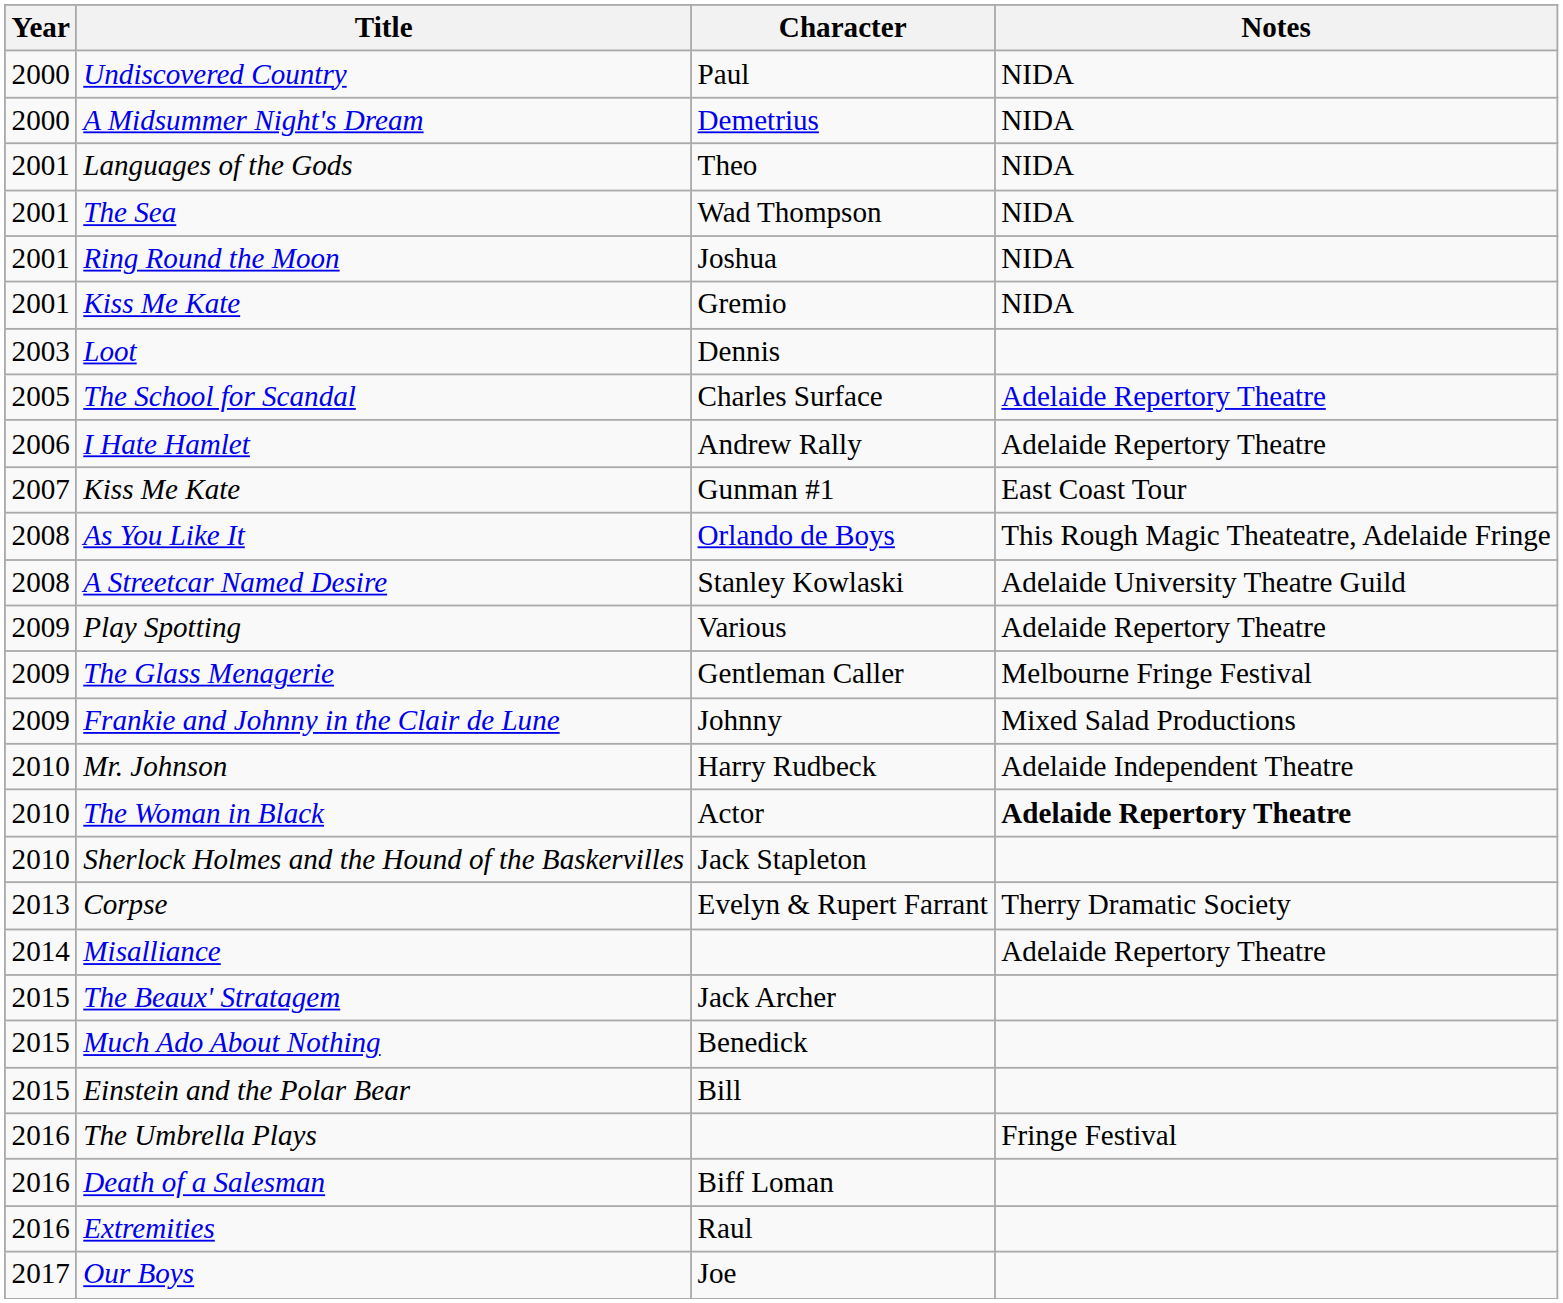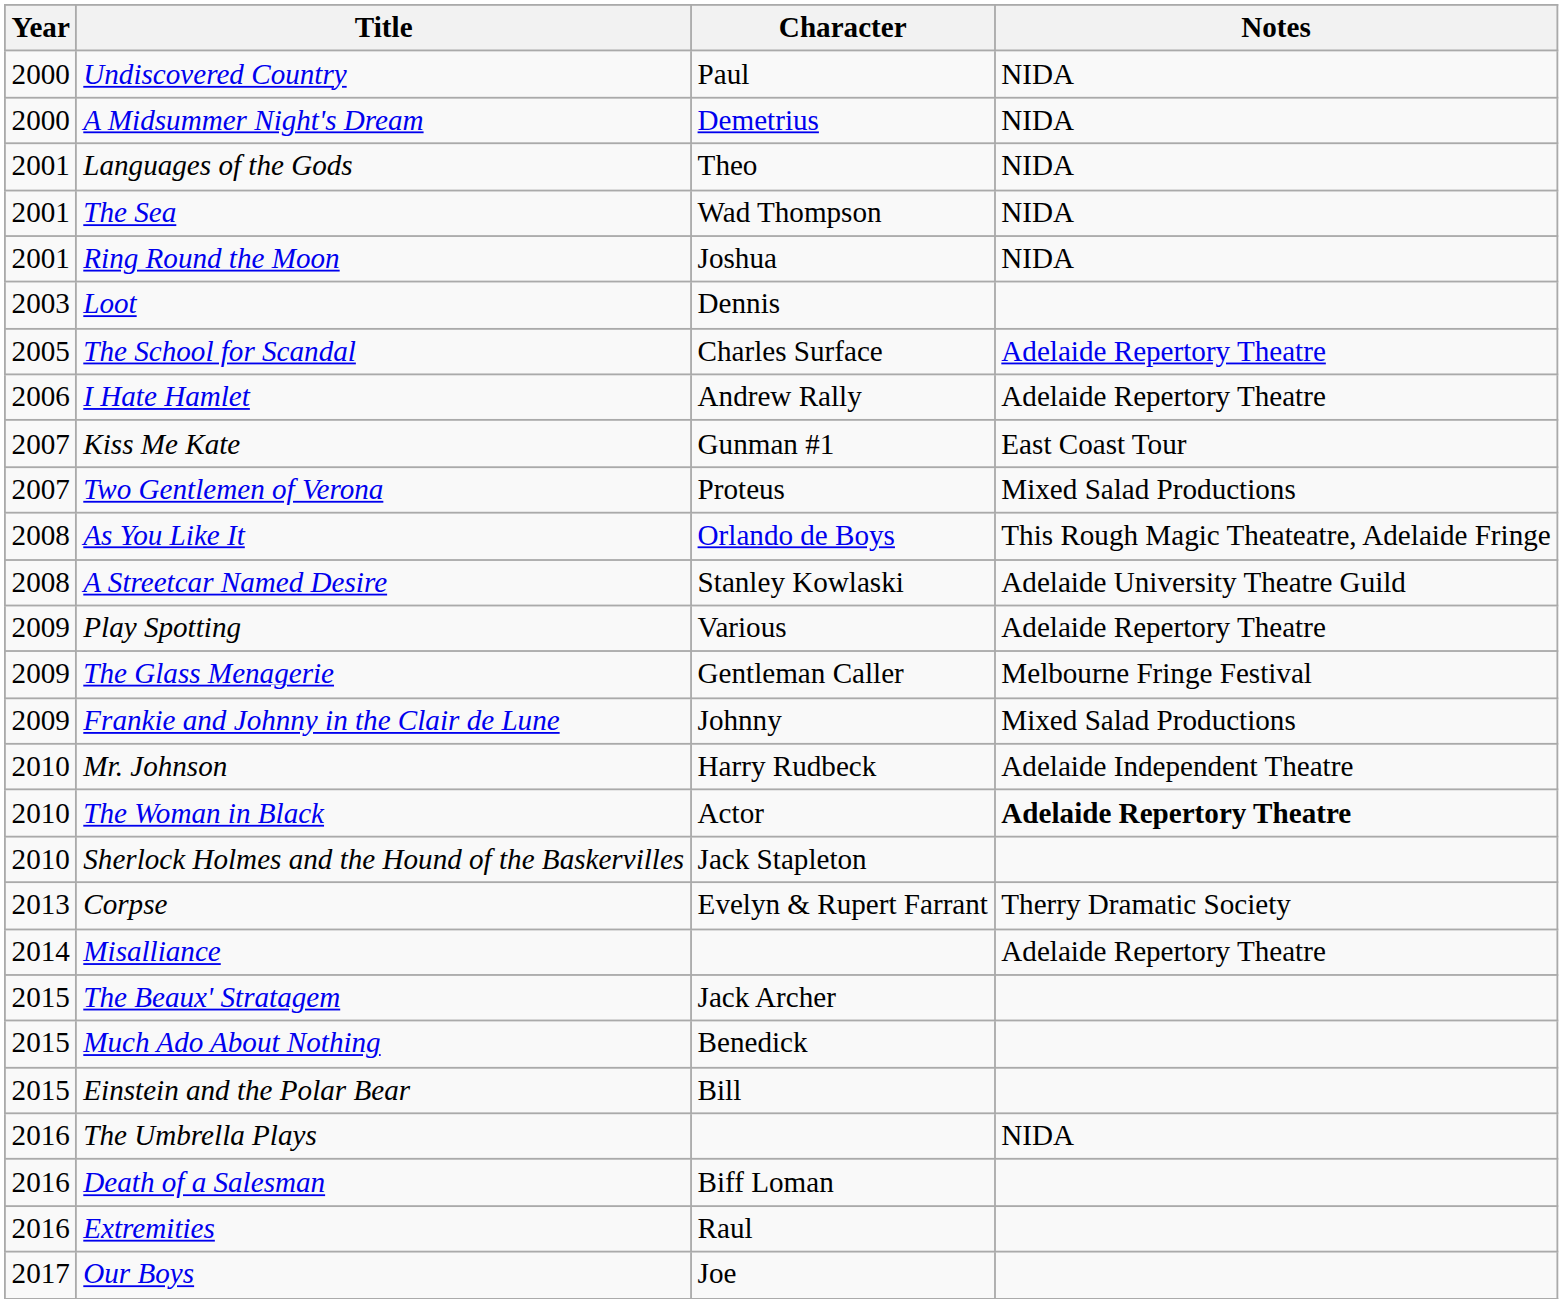- row: (162, 304)
+ row: (233, 489)
(1089, 1135) Fringe Festival -> (1038, 1135) NIDA
